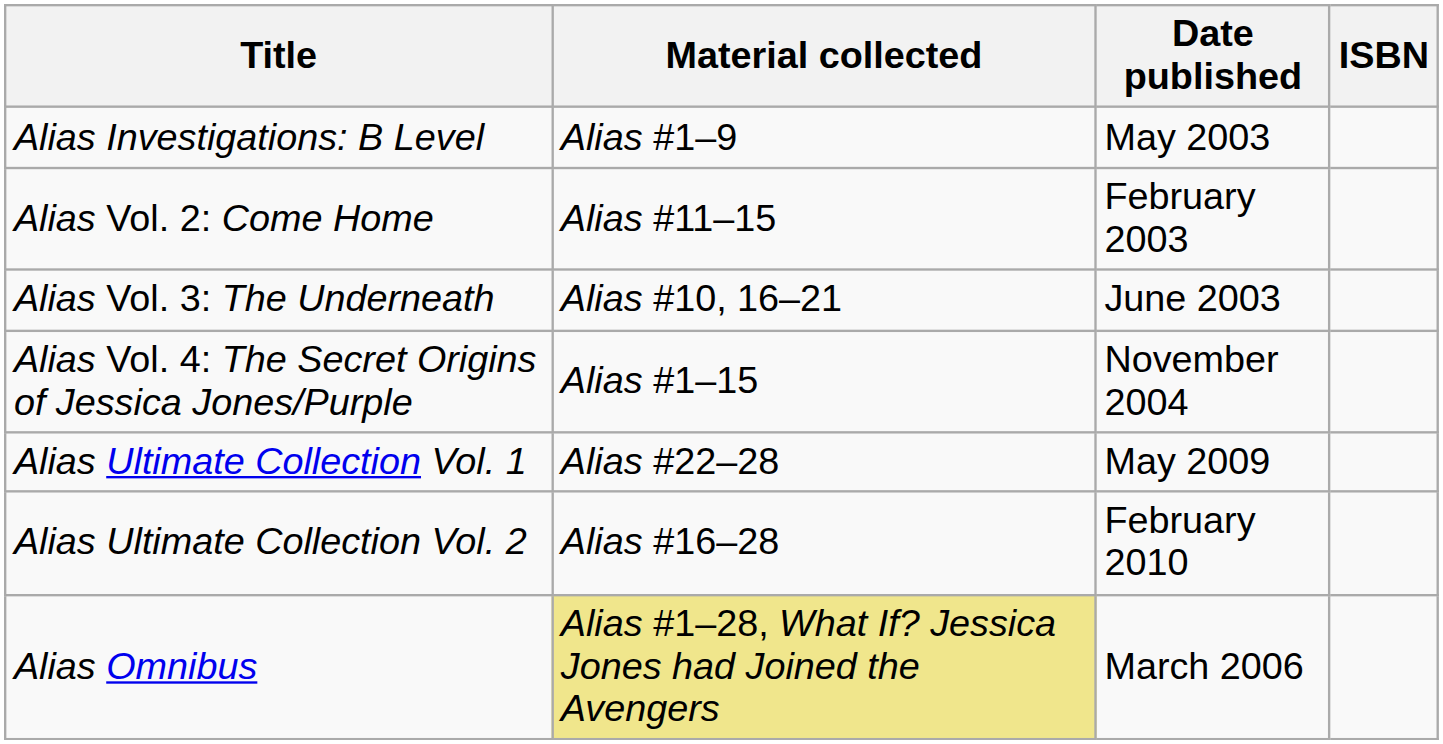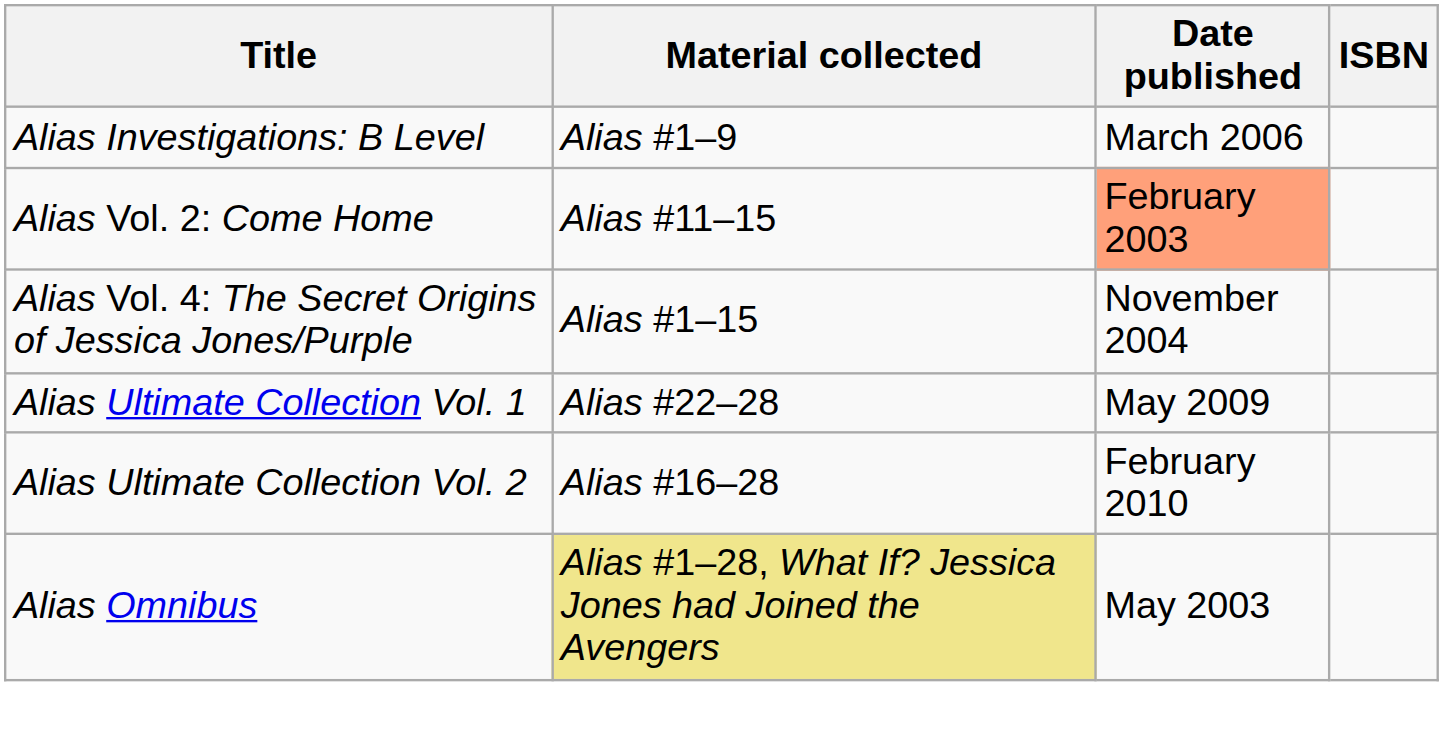(1187, 136) May 2003 -> (1204, 136) March 2006
(1180, 217) no background -> (1180, 217) lightsalmon background
- row: (254, 299)
(1204, 666) March 2006 -> (1187, 606) May 2003
